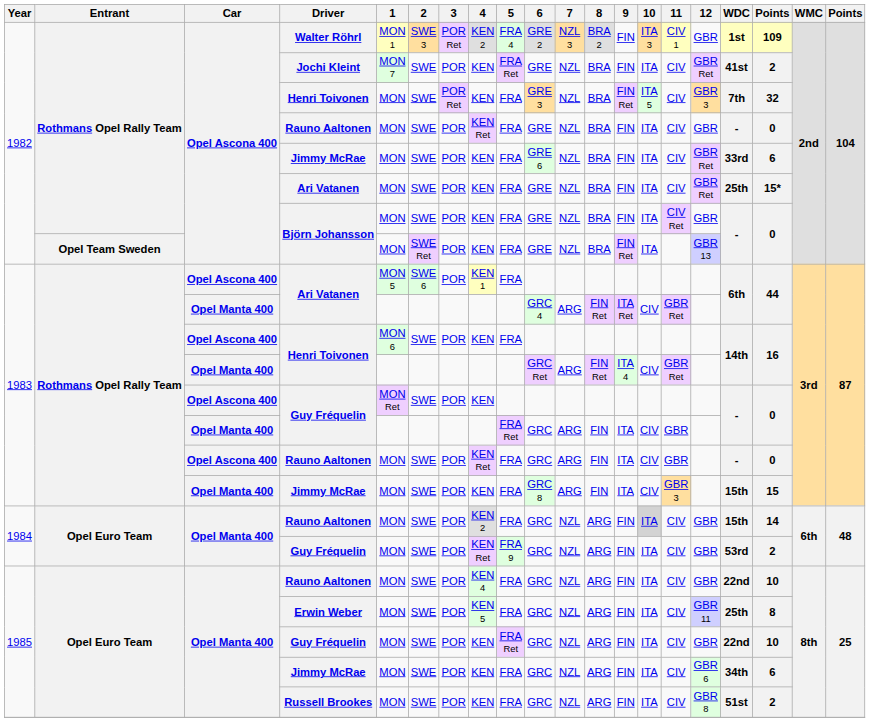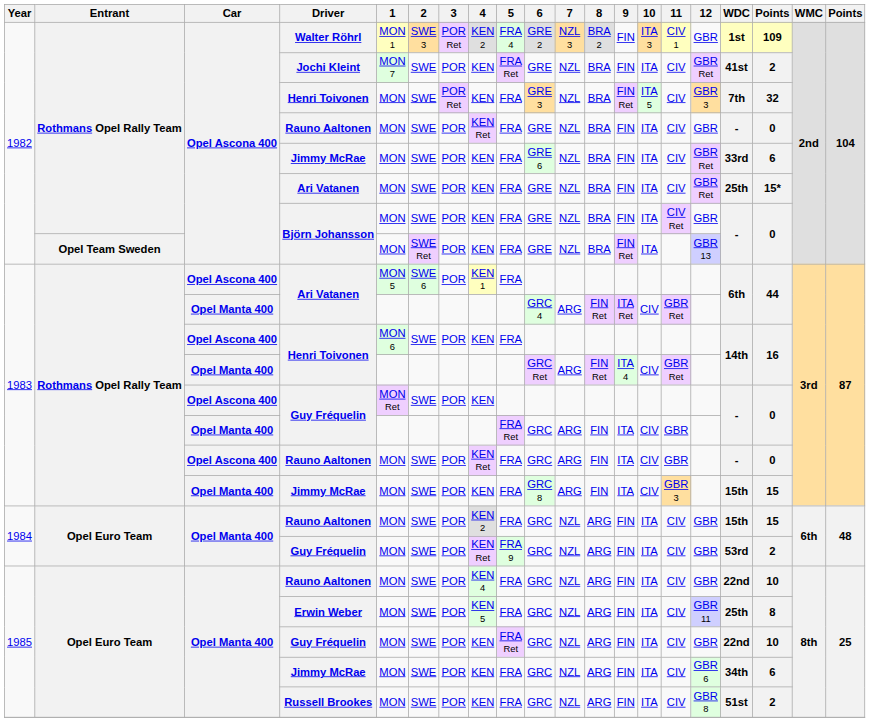(649, 521) lightgrey background -> (649, 521) no background
(772, 521) 14 -> (772, 521) 15
